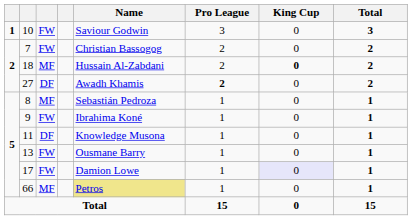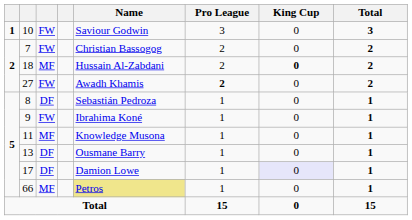(47, 83) DF -> (47, 83) FW
(47, 100) MF -> (47, 100) DF
(47, 135) DF -> (47, 135) MF
(47, 153) FW -> (47, 153) DF
(47, 170) FW -> (47, 170) DF
